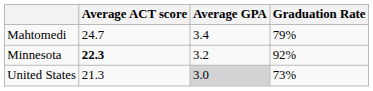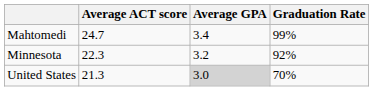(284, 34) 79% -> (284, 34) 99%
(93, 55) bold -> (93, 55) normal
(284, 75) 73% -> (284, 75) 70%
